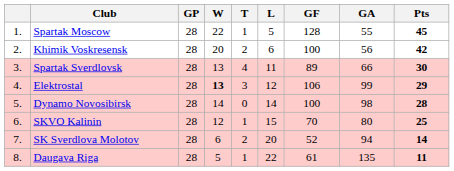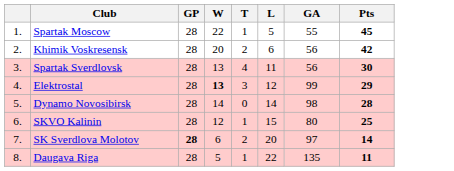- column: (312, 13)
(367, 67) 66 -> (312, 67) 56
(191, 139) normal -> (191, 139) bold
(367, 139) 94 -> (312, 139) 97
